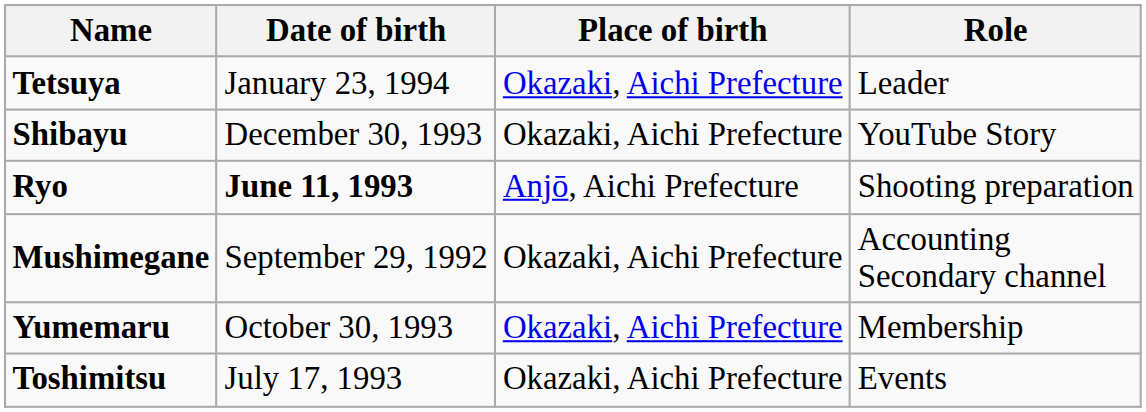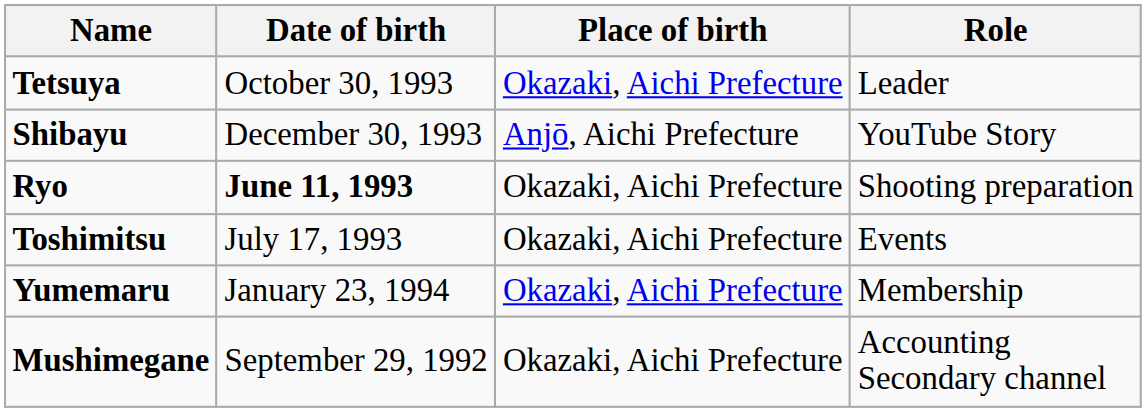(337, 82) January 23, 1994 -> (339, 82) October 30, 1993
(673, 134) Okazaki, Aichi Prefecture -> (651, 134) Anjō, Aichi Prefecture
(651, 186) Anjō, Aichi Prefecture -> (673, 186) Okazaki, Aichi Prefecture
rows swapped: (89, 379) <-> (111, 257)
(339, 327) October 30, 1993 -> (337, 290) January 23, 1994
